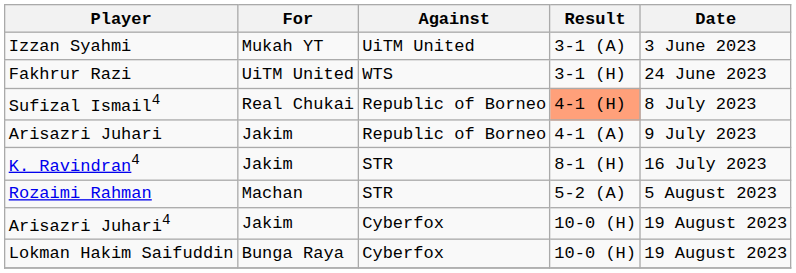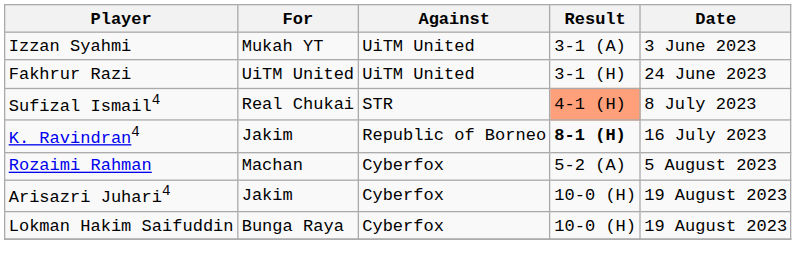(378, 74) WTS -> (418, 74) UiTM United
(454, 104) Republic of Borneo -> (378, 104) STR
- row: (85, 134)
(378, 164) STR -> (454, 136) Republic of Borneo
(590, 164) normal -> (590, 136) bold
(378, 194) STR -> (403, 166) Cyberfox
